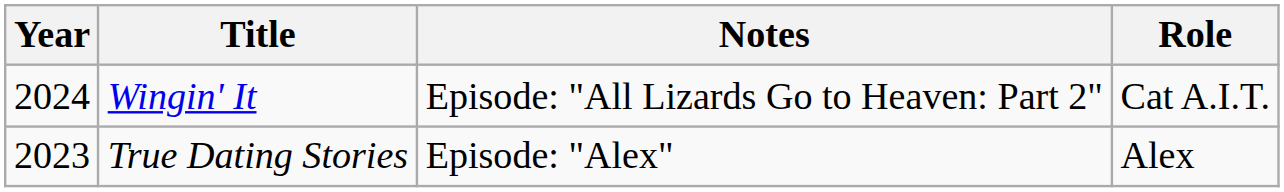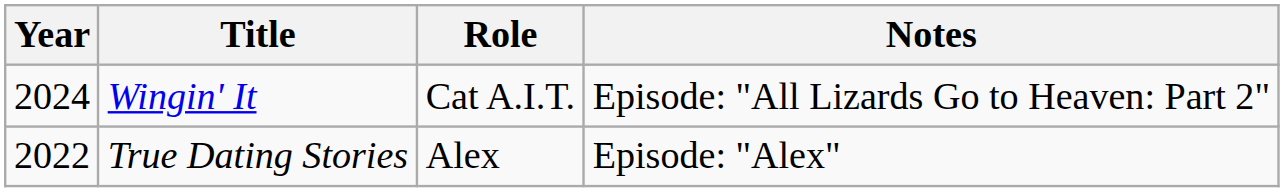columns swapped: (1195, 34) <-> (764, 34)
(52, 155) 2023 -> (52, 155) 2022
